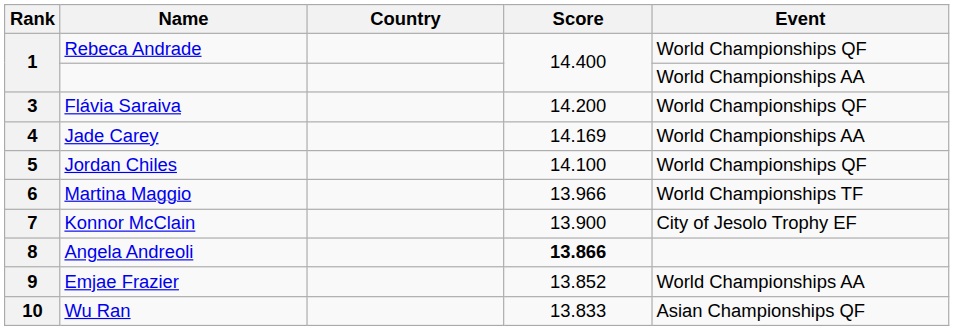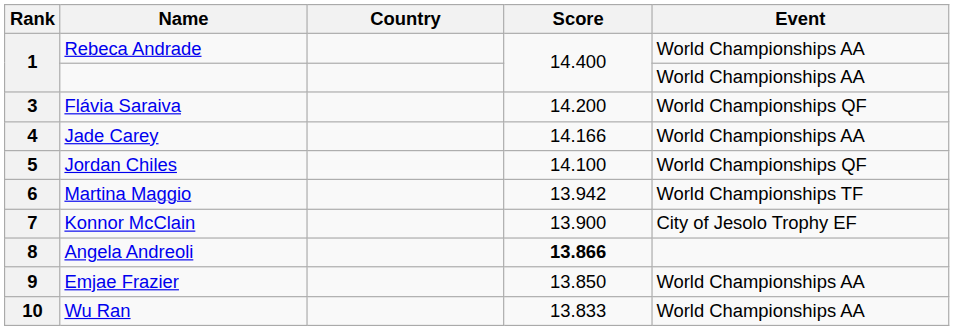(762, 48) World Championships QF -> (761, 48) World Championships AA
(578, 135) 14.169 -> (578, 135) 14.166
(578, 194) 13.966 -> (578, 194) 13.942
(578, 281) 13.852 -> (578, 281) 13.850
(761, 310) Asian Championships QF -> (761, 310) World Championships AA
